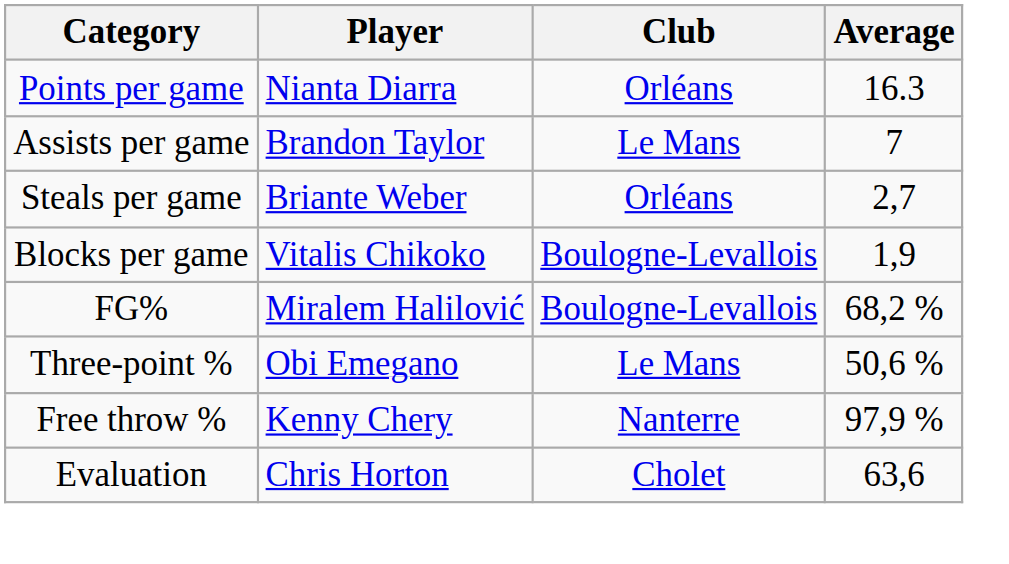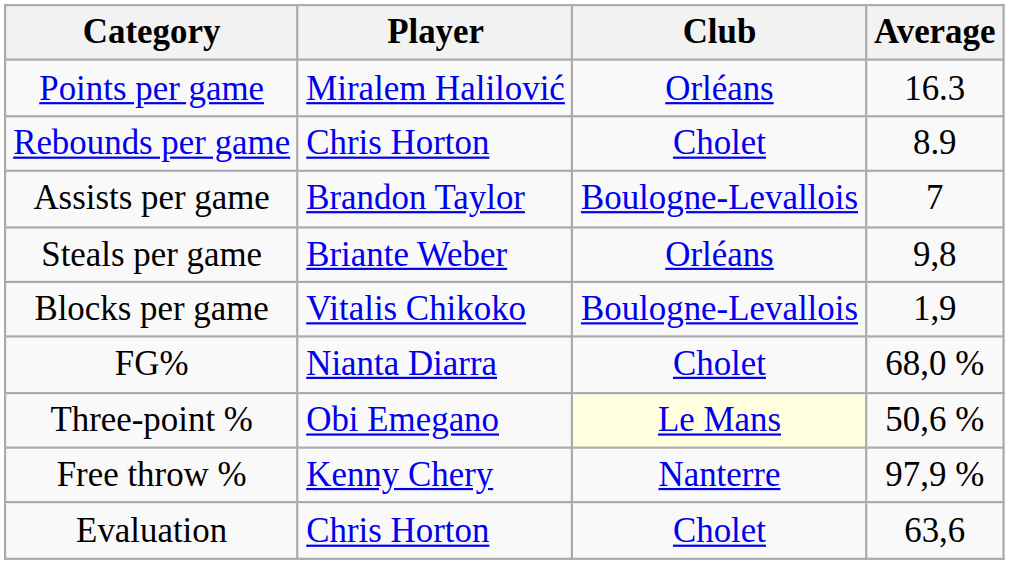(361, 87) Nianta Diarra -> (436, 87) Miralem Halilović
+ row: (152, 142)
(679, 142) Le Mans -> (719, 198) Boulogne-Levallois
(894, 198) 2,7 -> (935, 253) 9,8
(395, 308) Miralem Halilović -> (402, 364) Nianta Diarra
(679, 308) Boulogne-Levallois -> (719, 364) Cholet
(894, 308) 68,2 % -> (935, 364) 68,0 %
(679, 364) no background -> (719, 419) lightyellow background
